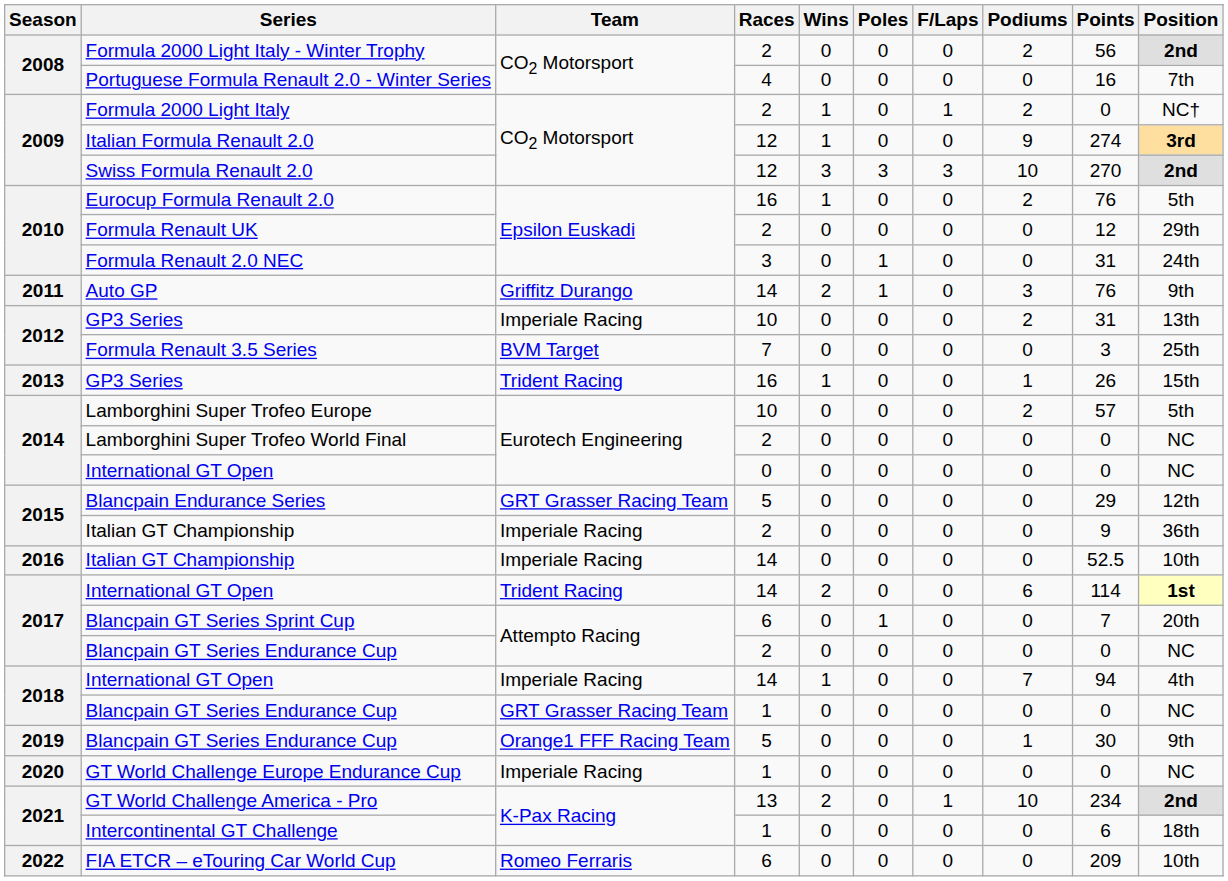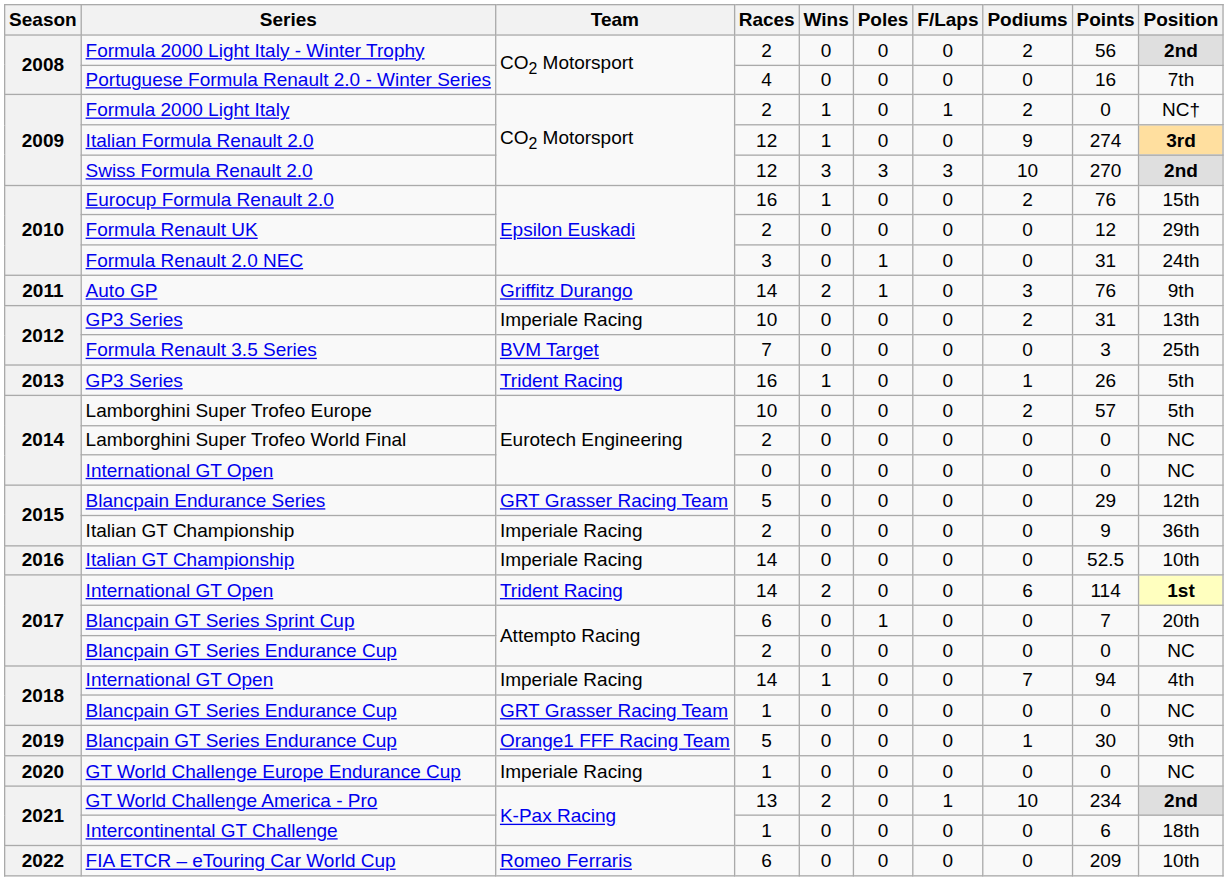(1181, 200) 5th -> (1181, 200) 15th
(1181, 380) 15th -> (1181, 380) 5th
